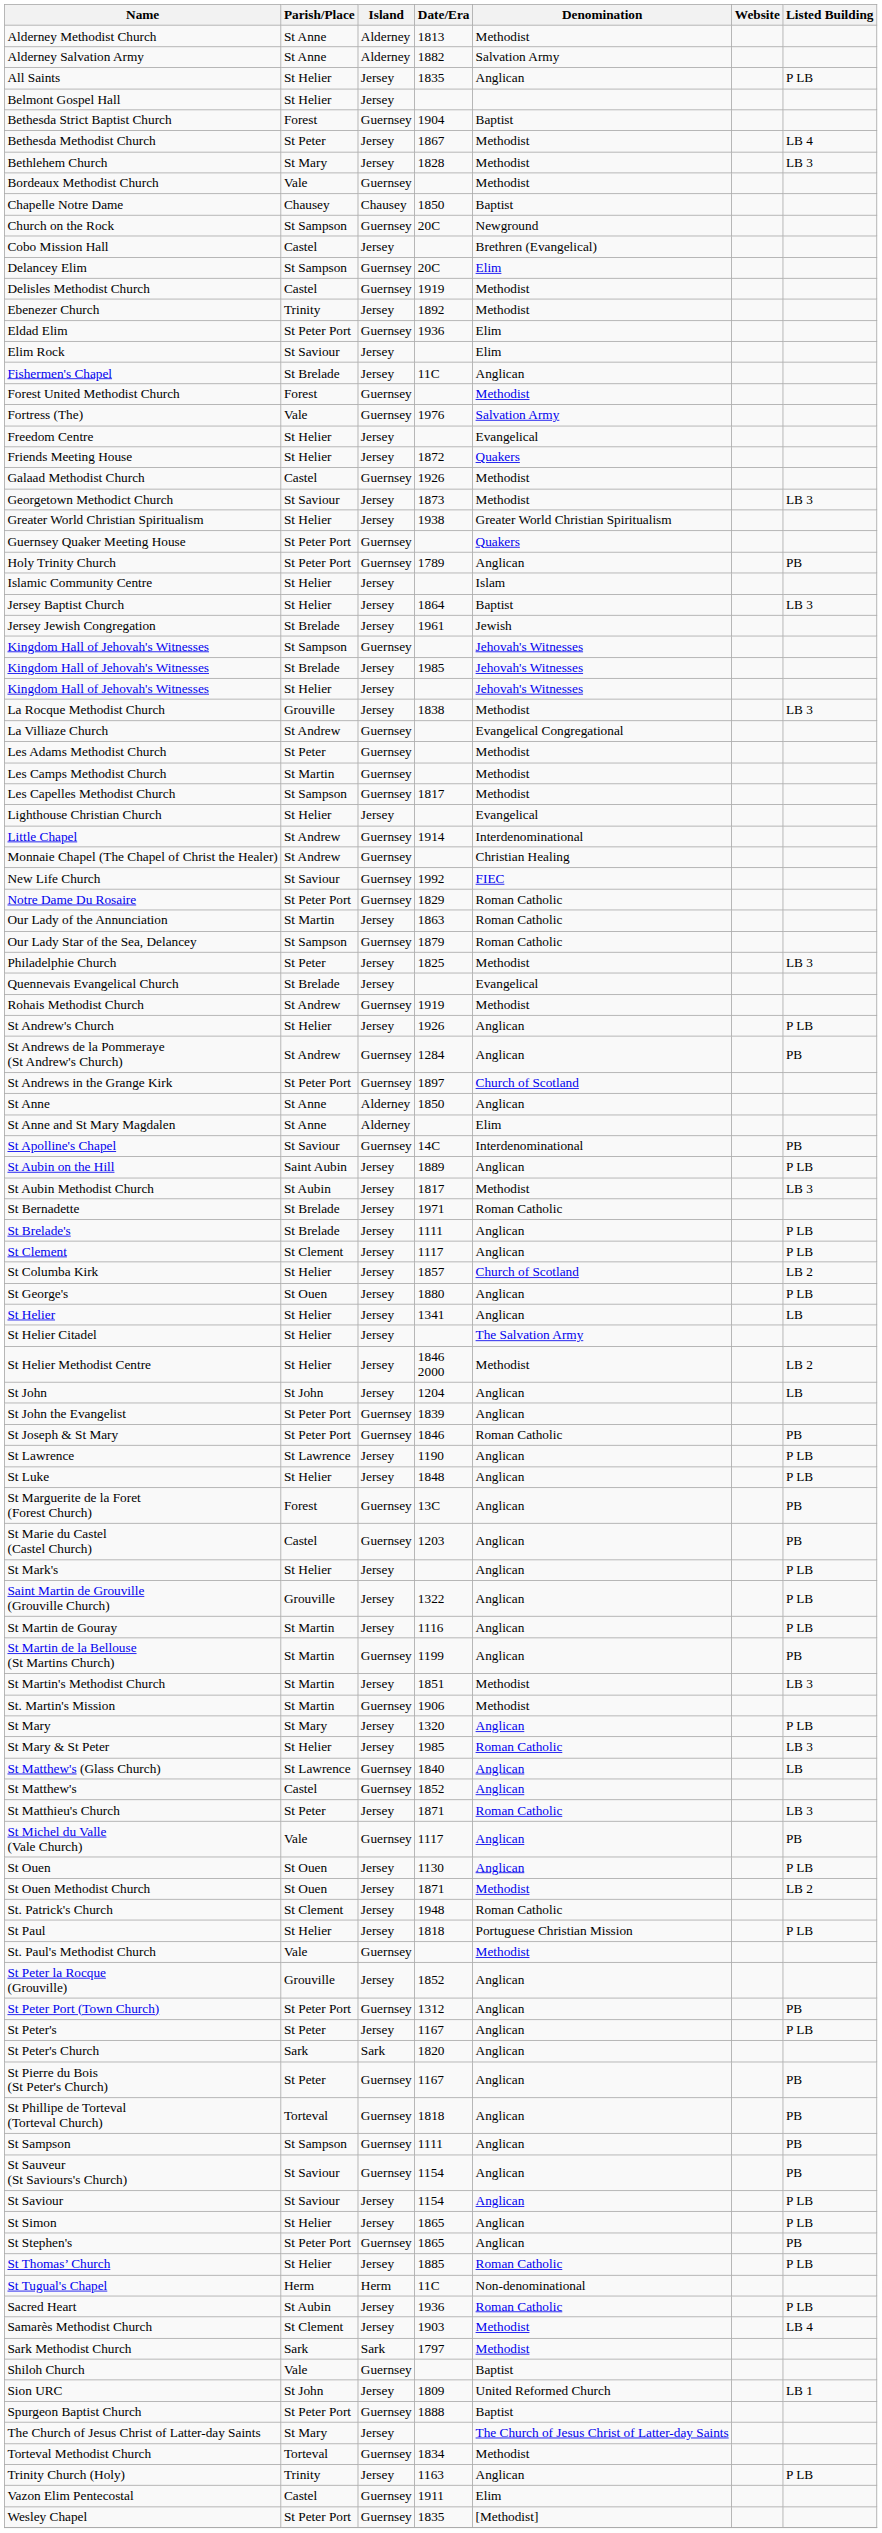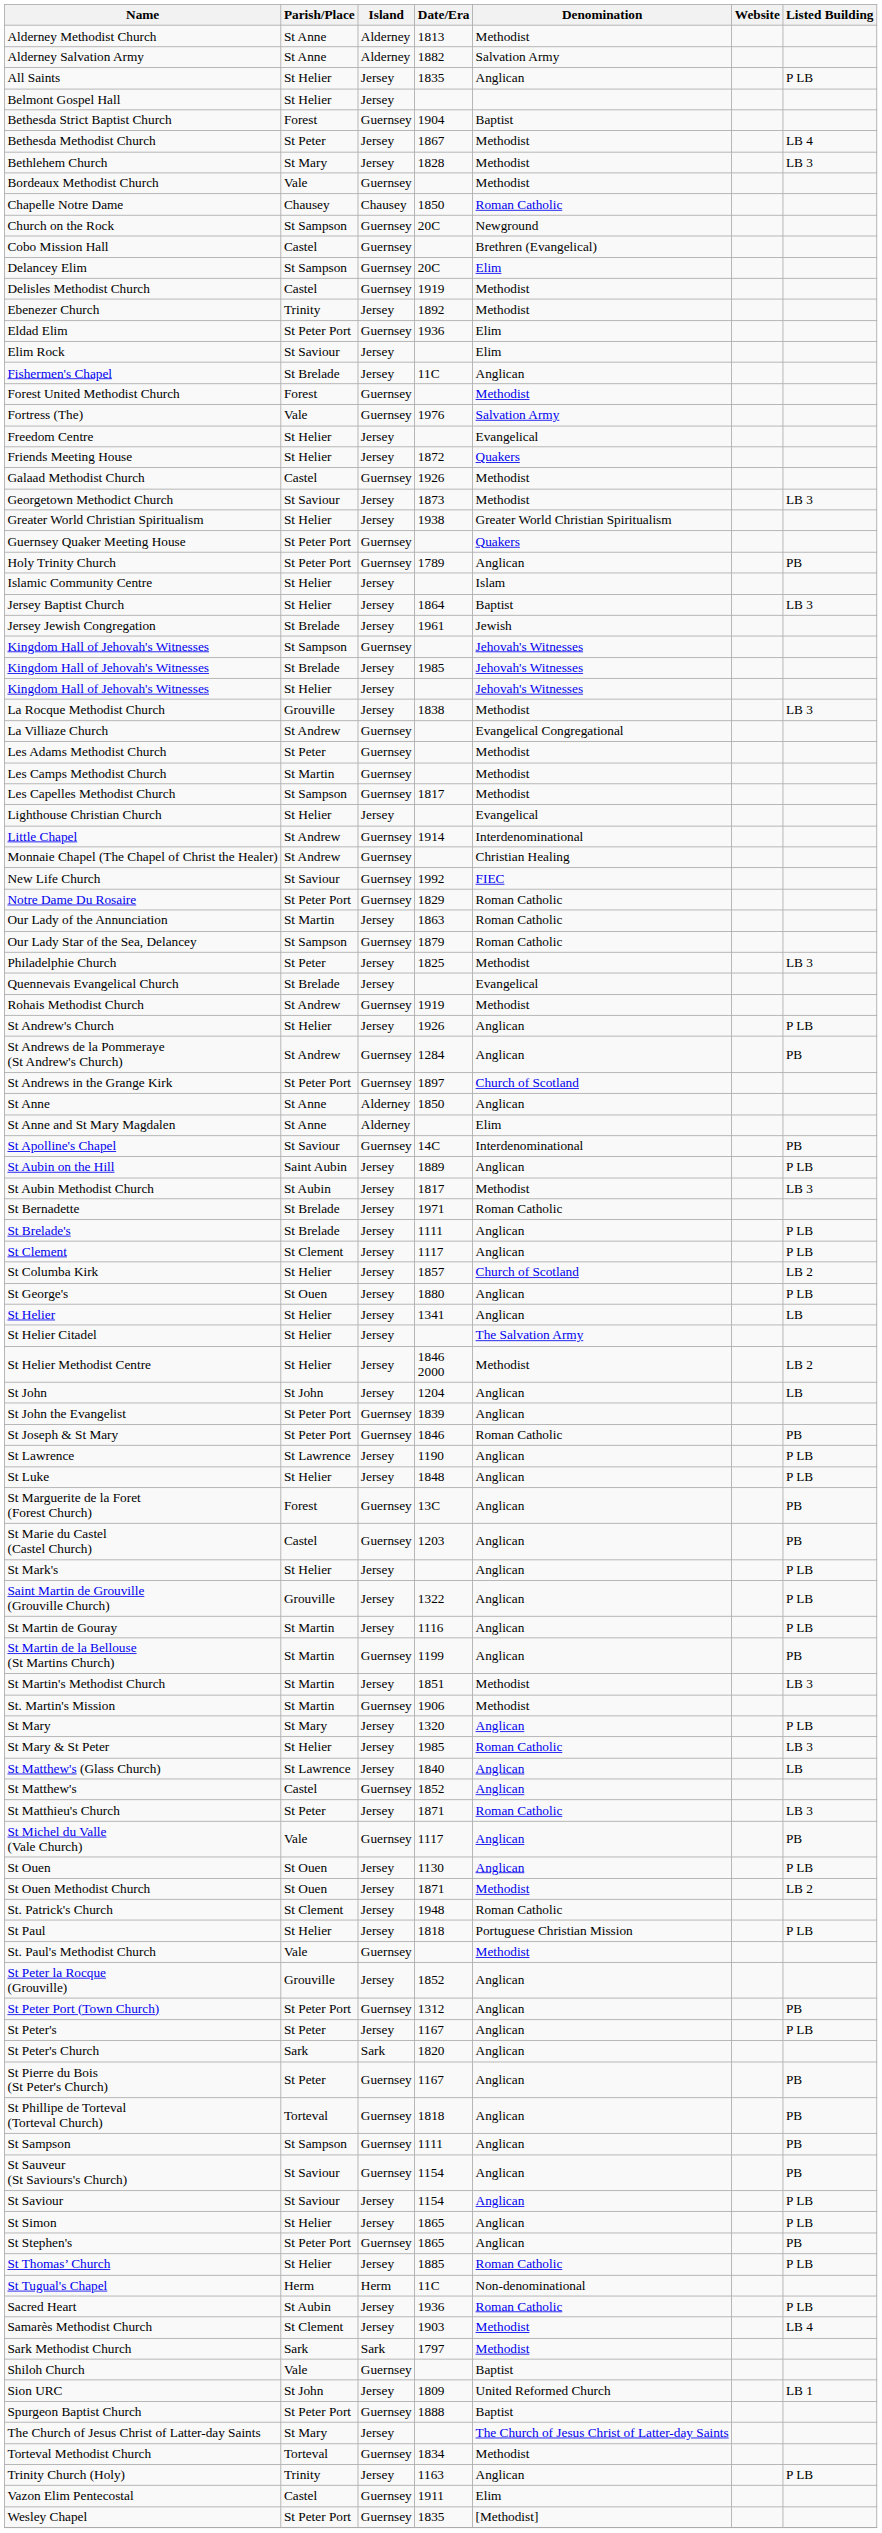(494, 204) Baptist -> (519, 204) Roman Catholic
(377, 246) Jersey -> (386, 246) Guernsey
(386, 1768) Guernsey -> (377, 1768) Jersey
